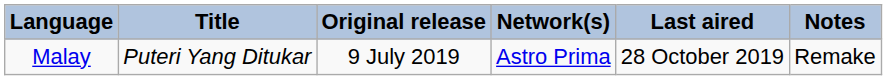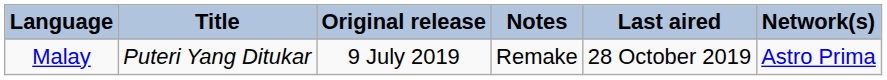columns swapped: (553, 21) <-> (835, 21)
